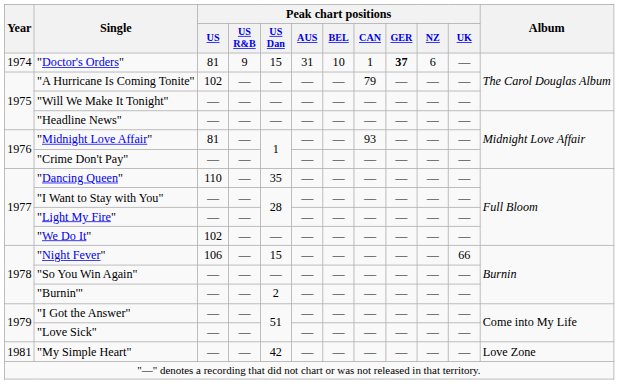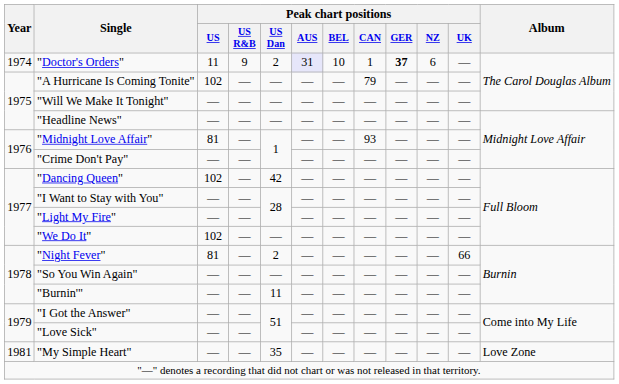(213, 62) 81 -> (213, 62) 11
(276, 62) 15 -> (276, 62) 2
(307, 62) no background -> (307, 62) lavender background
(213, 178) 110 -> (213, 178) 102
(276, 178) 35 -> (276, 178) 42
(213, 255) 106 -> (213, 255) 81
(276, 255) 15 -> (276, 255) 2
(276, 293) 2 -> (276, 293) 11
(276, 351) 42 -> (276, 351) 35
